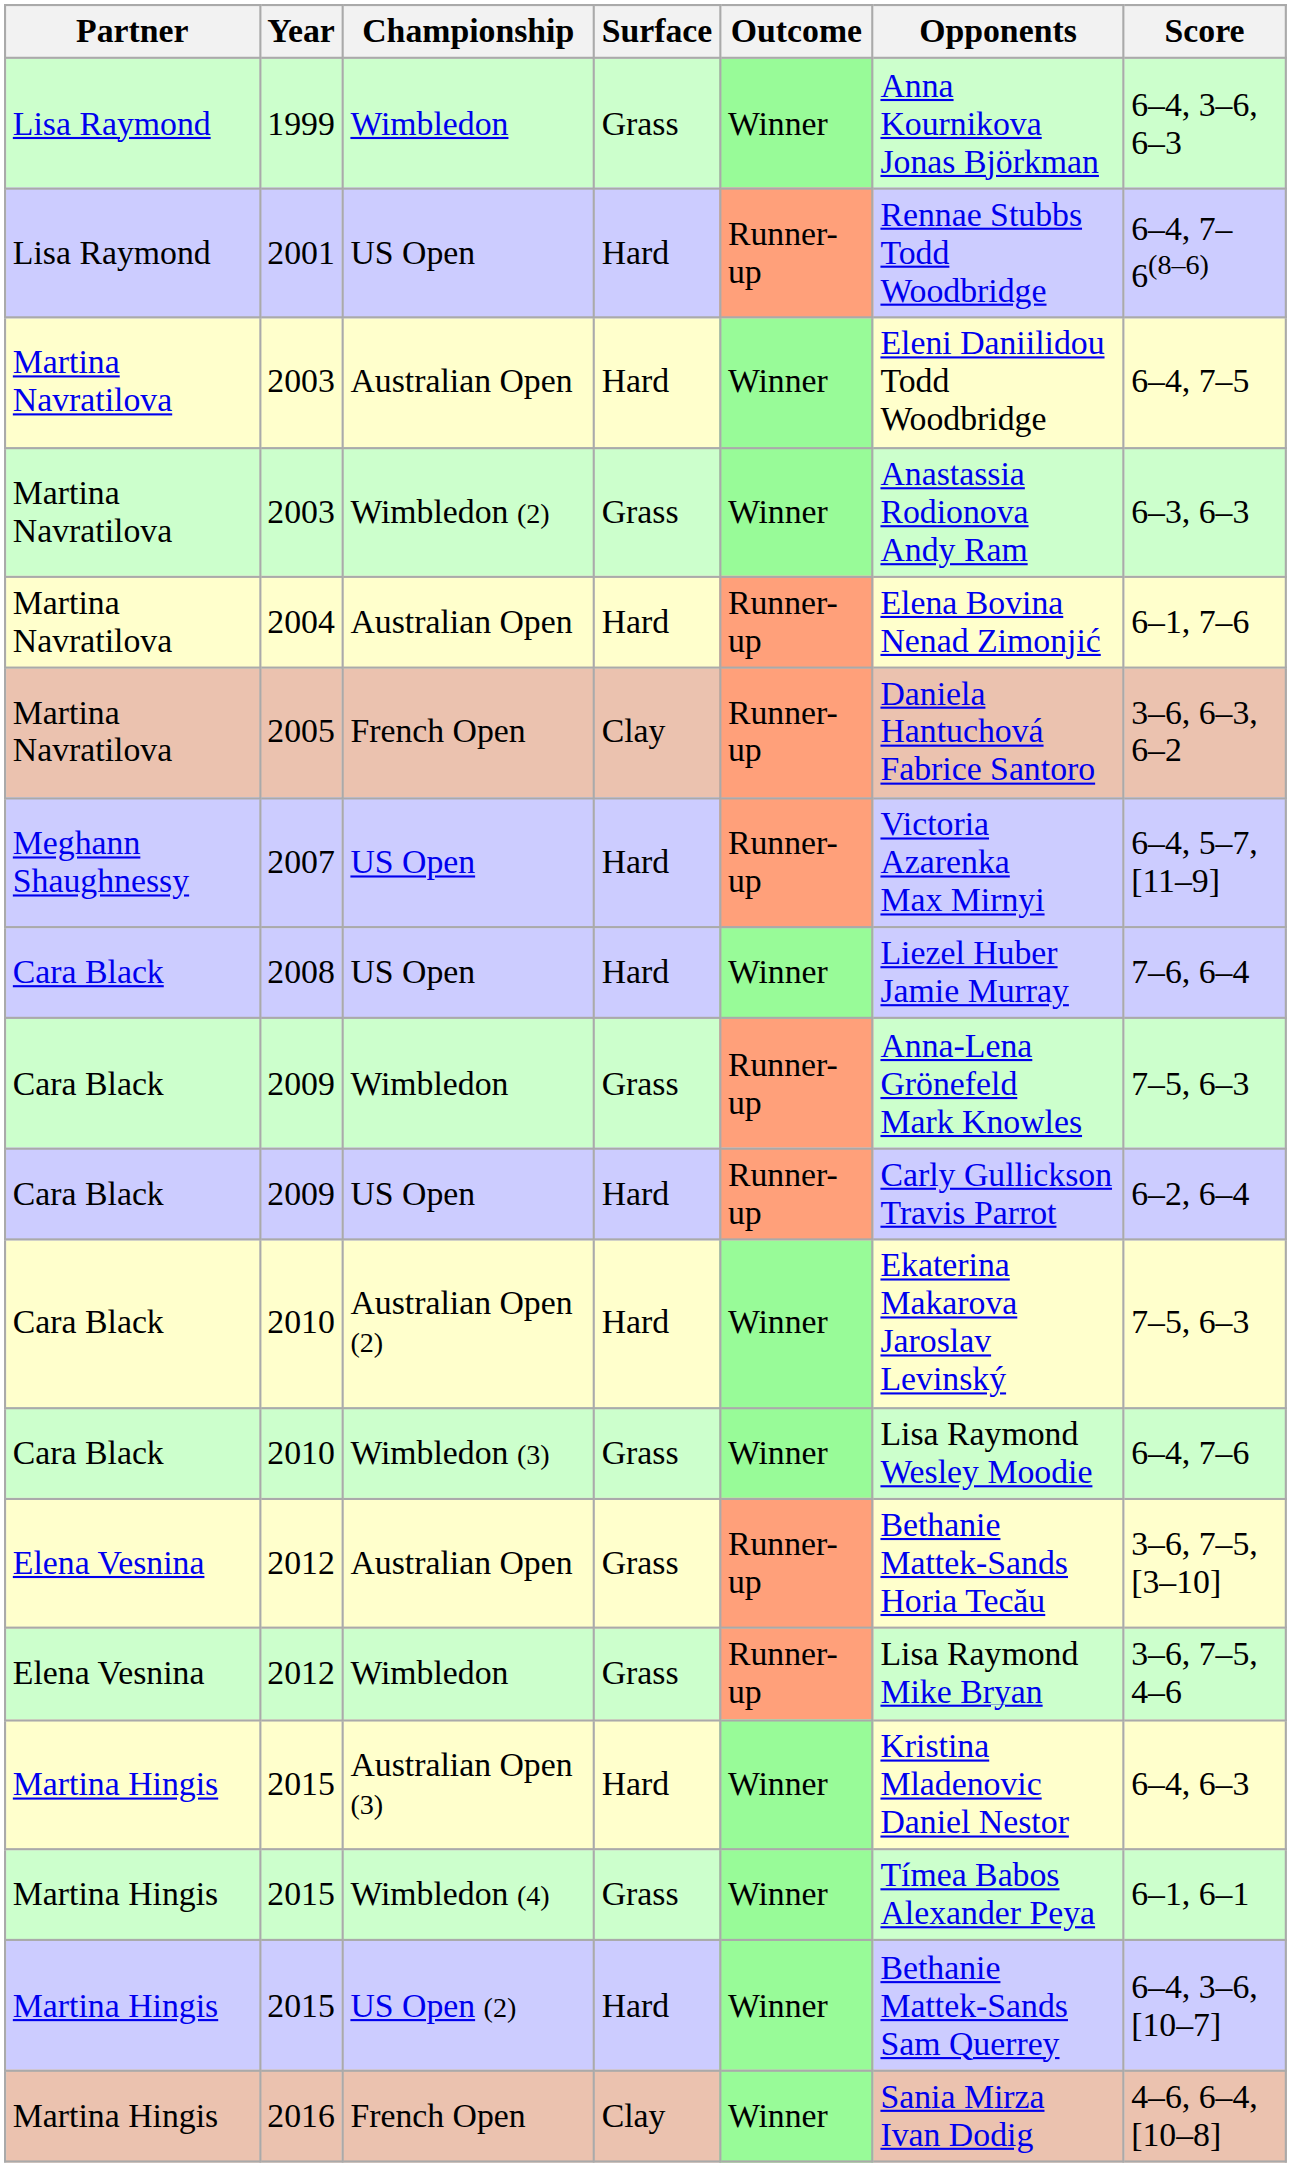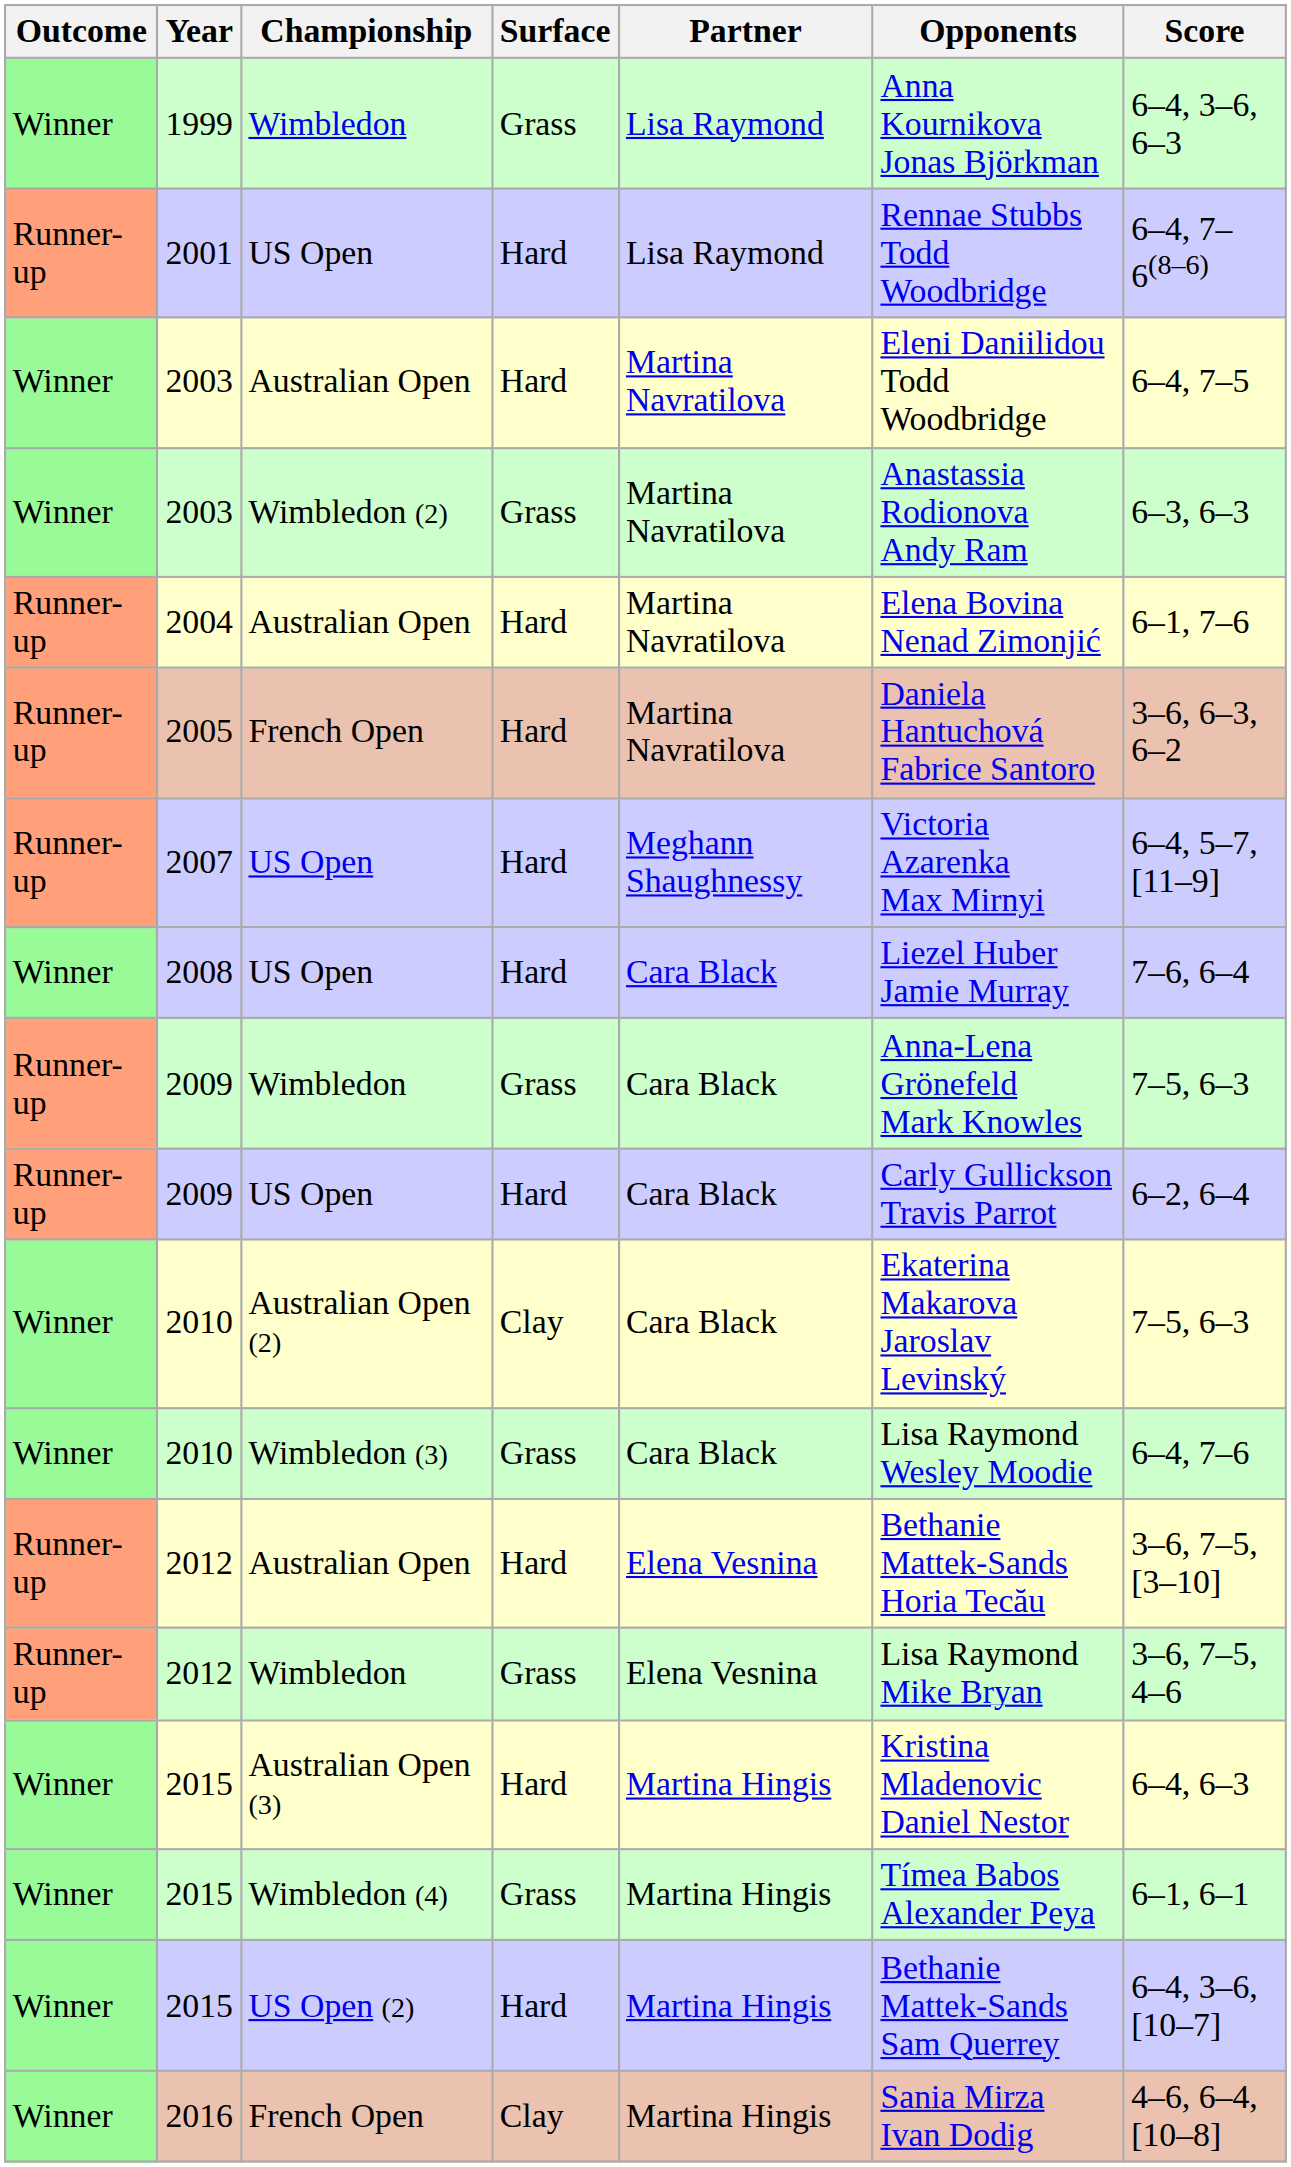columns swapped: (796, 31) <-> (132, 31)
(634, 732) Clay -> (533, 732) Hard
(635, 1322) Hard -> (532, 1322) Clay
(640, 1562) Grass -> (533, 1562) Hard
